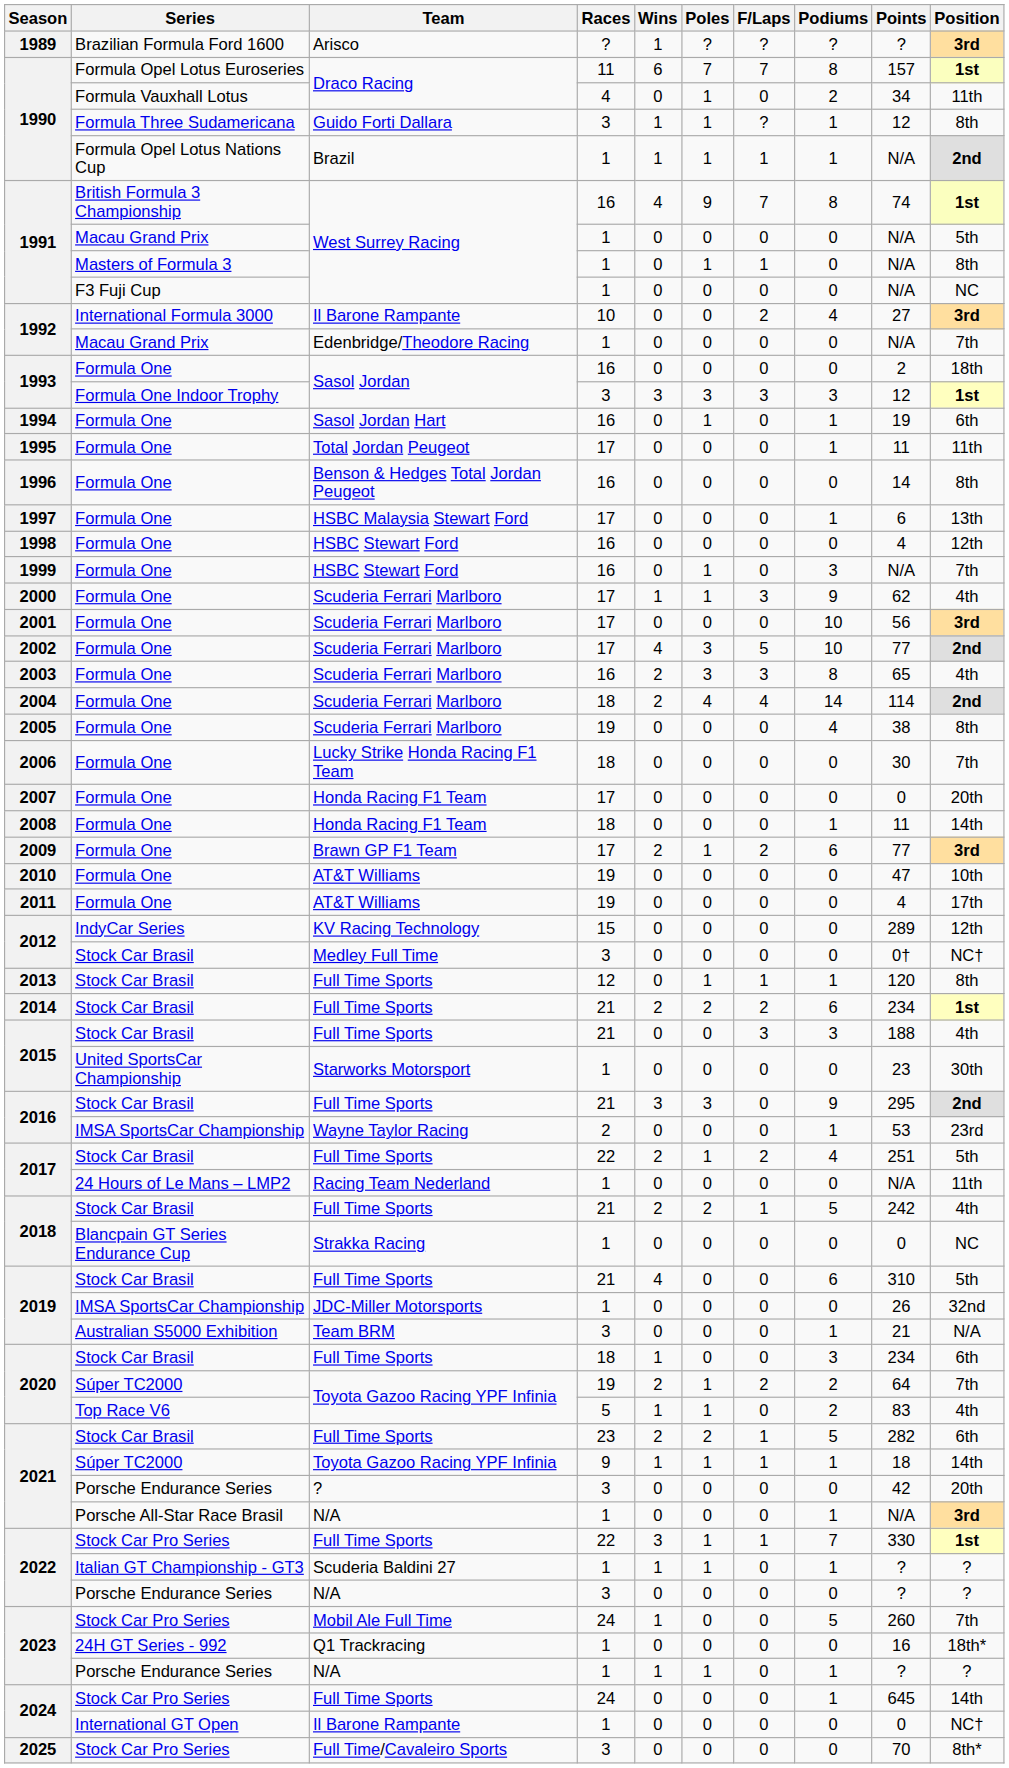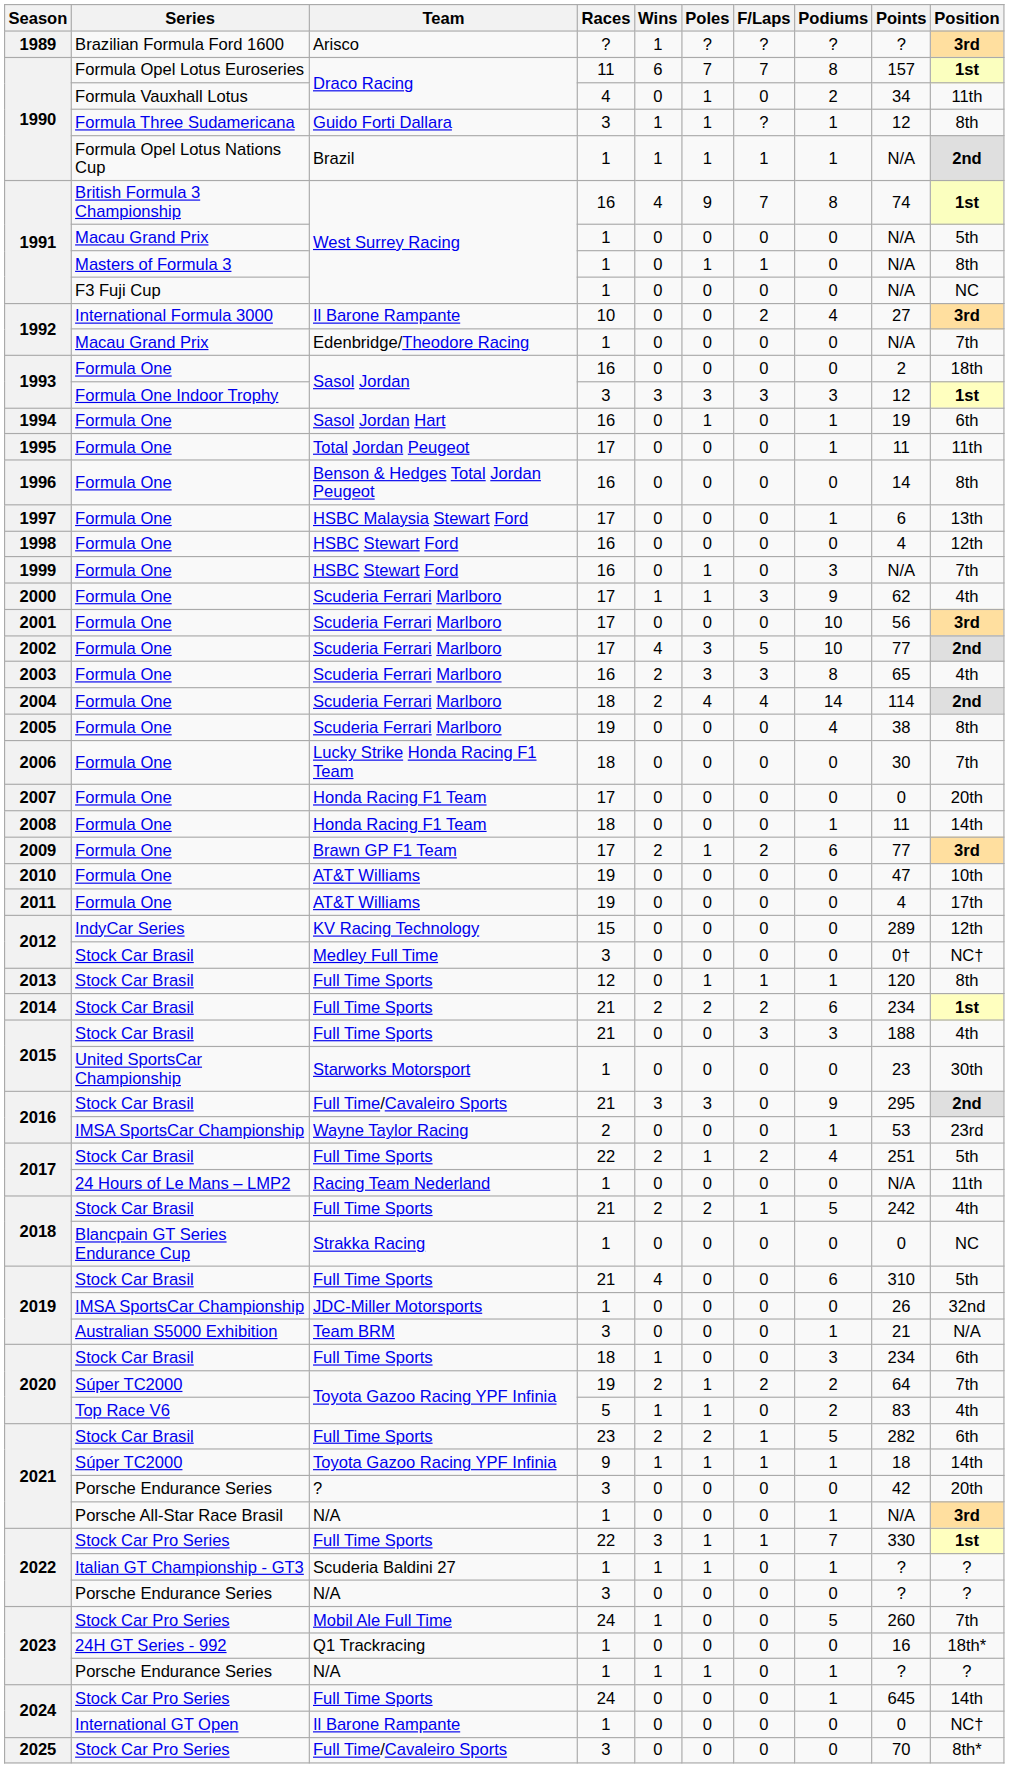(373, 1104) Full Time Sports -> (410, 1104) Full Time/Cavaleiro Sports
